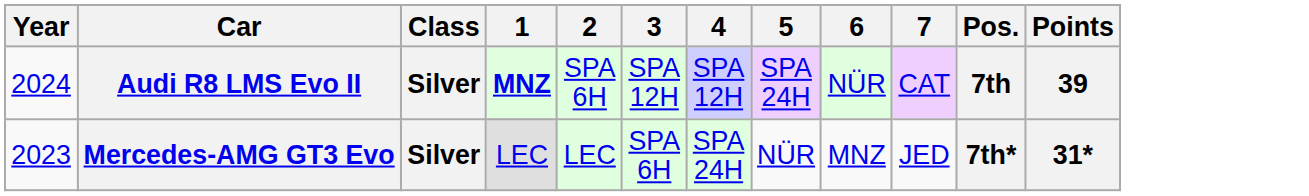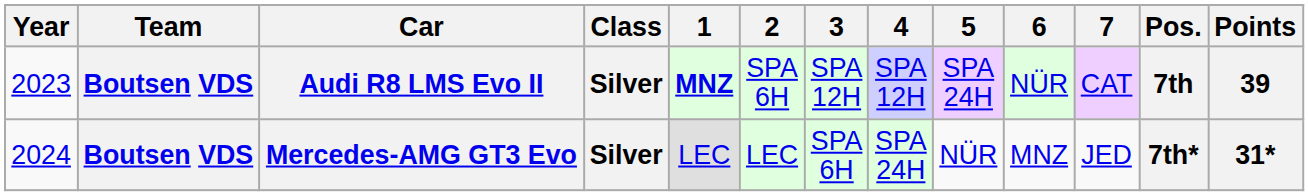+ column: (168, 26)
(41, 83) 2024 -> (41, 83) 2023
(41, 154) 2023 -> (41, 154) 2024
